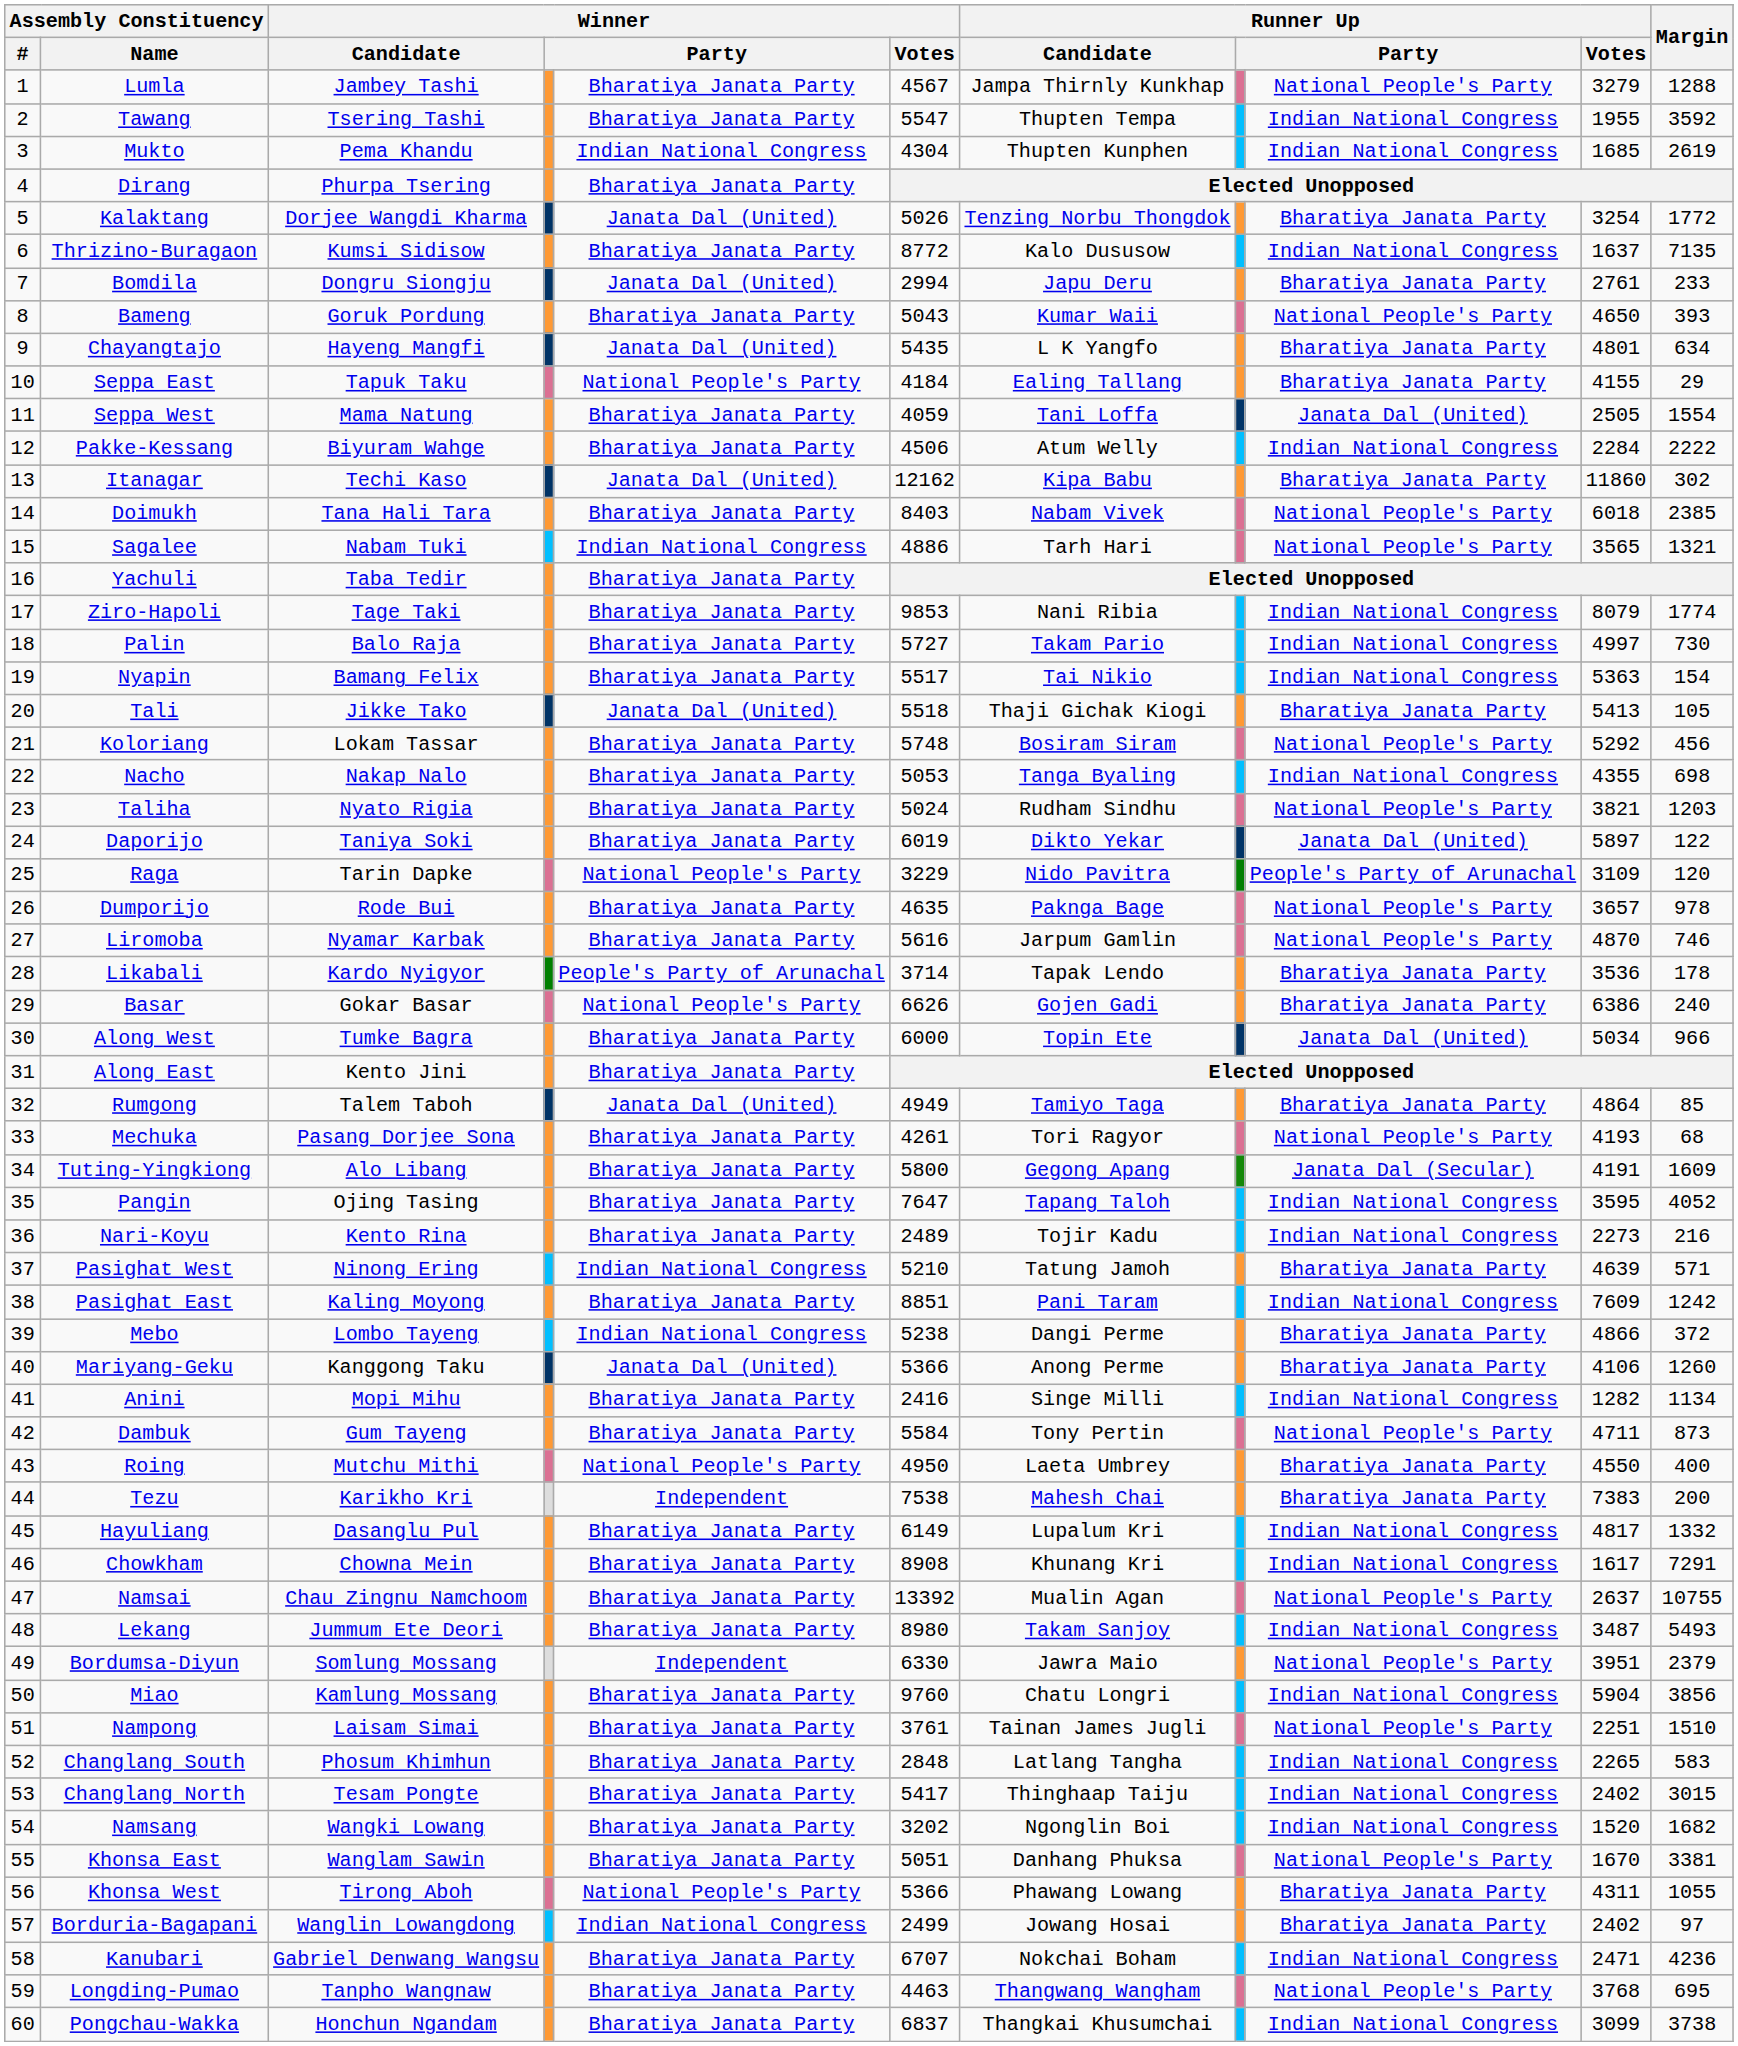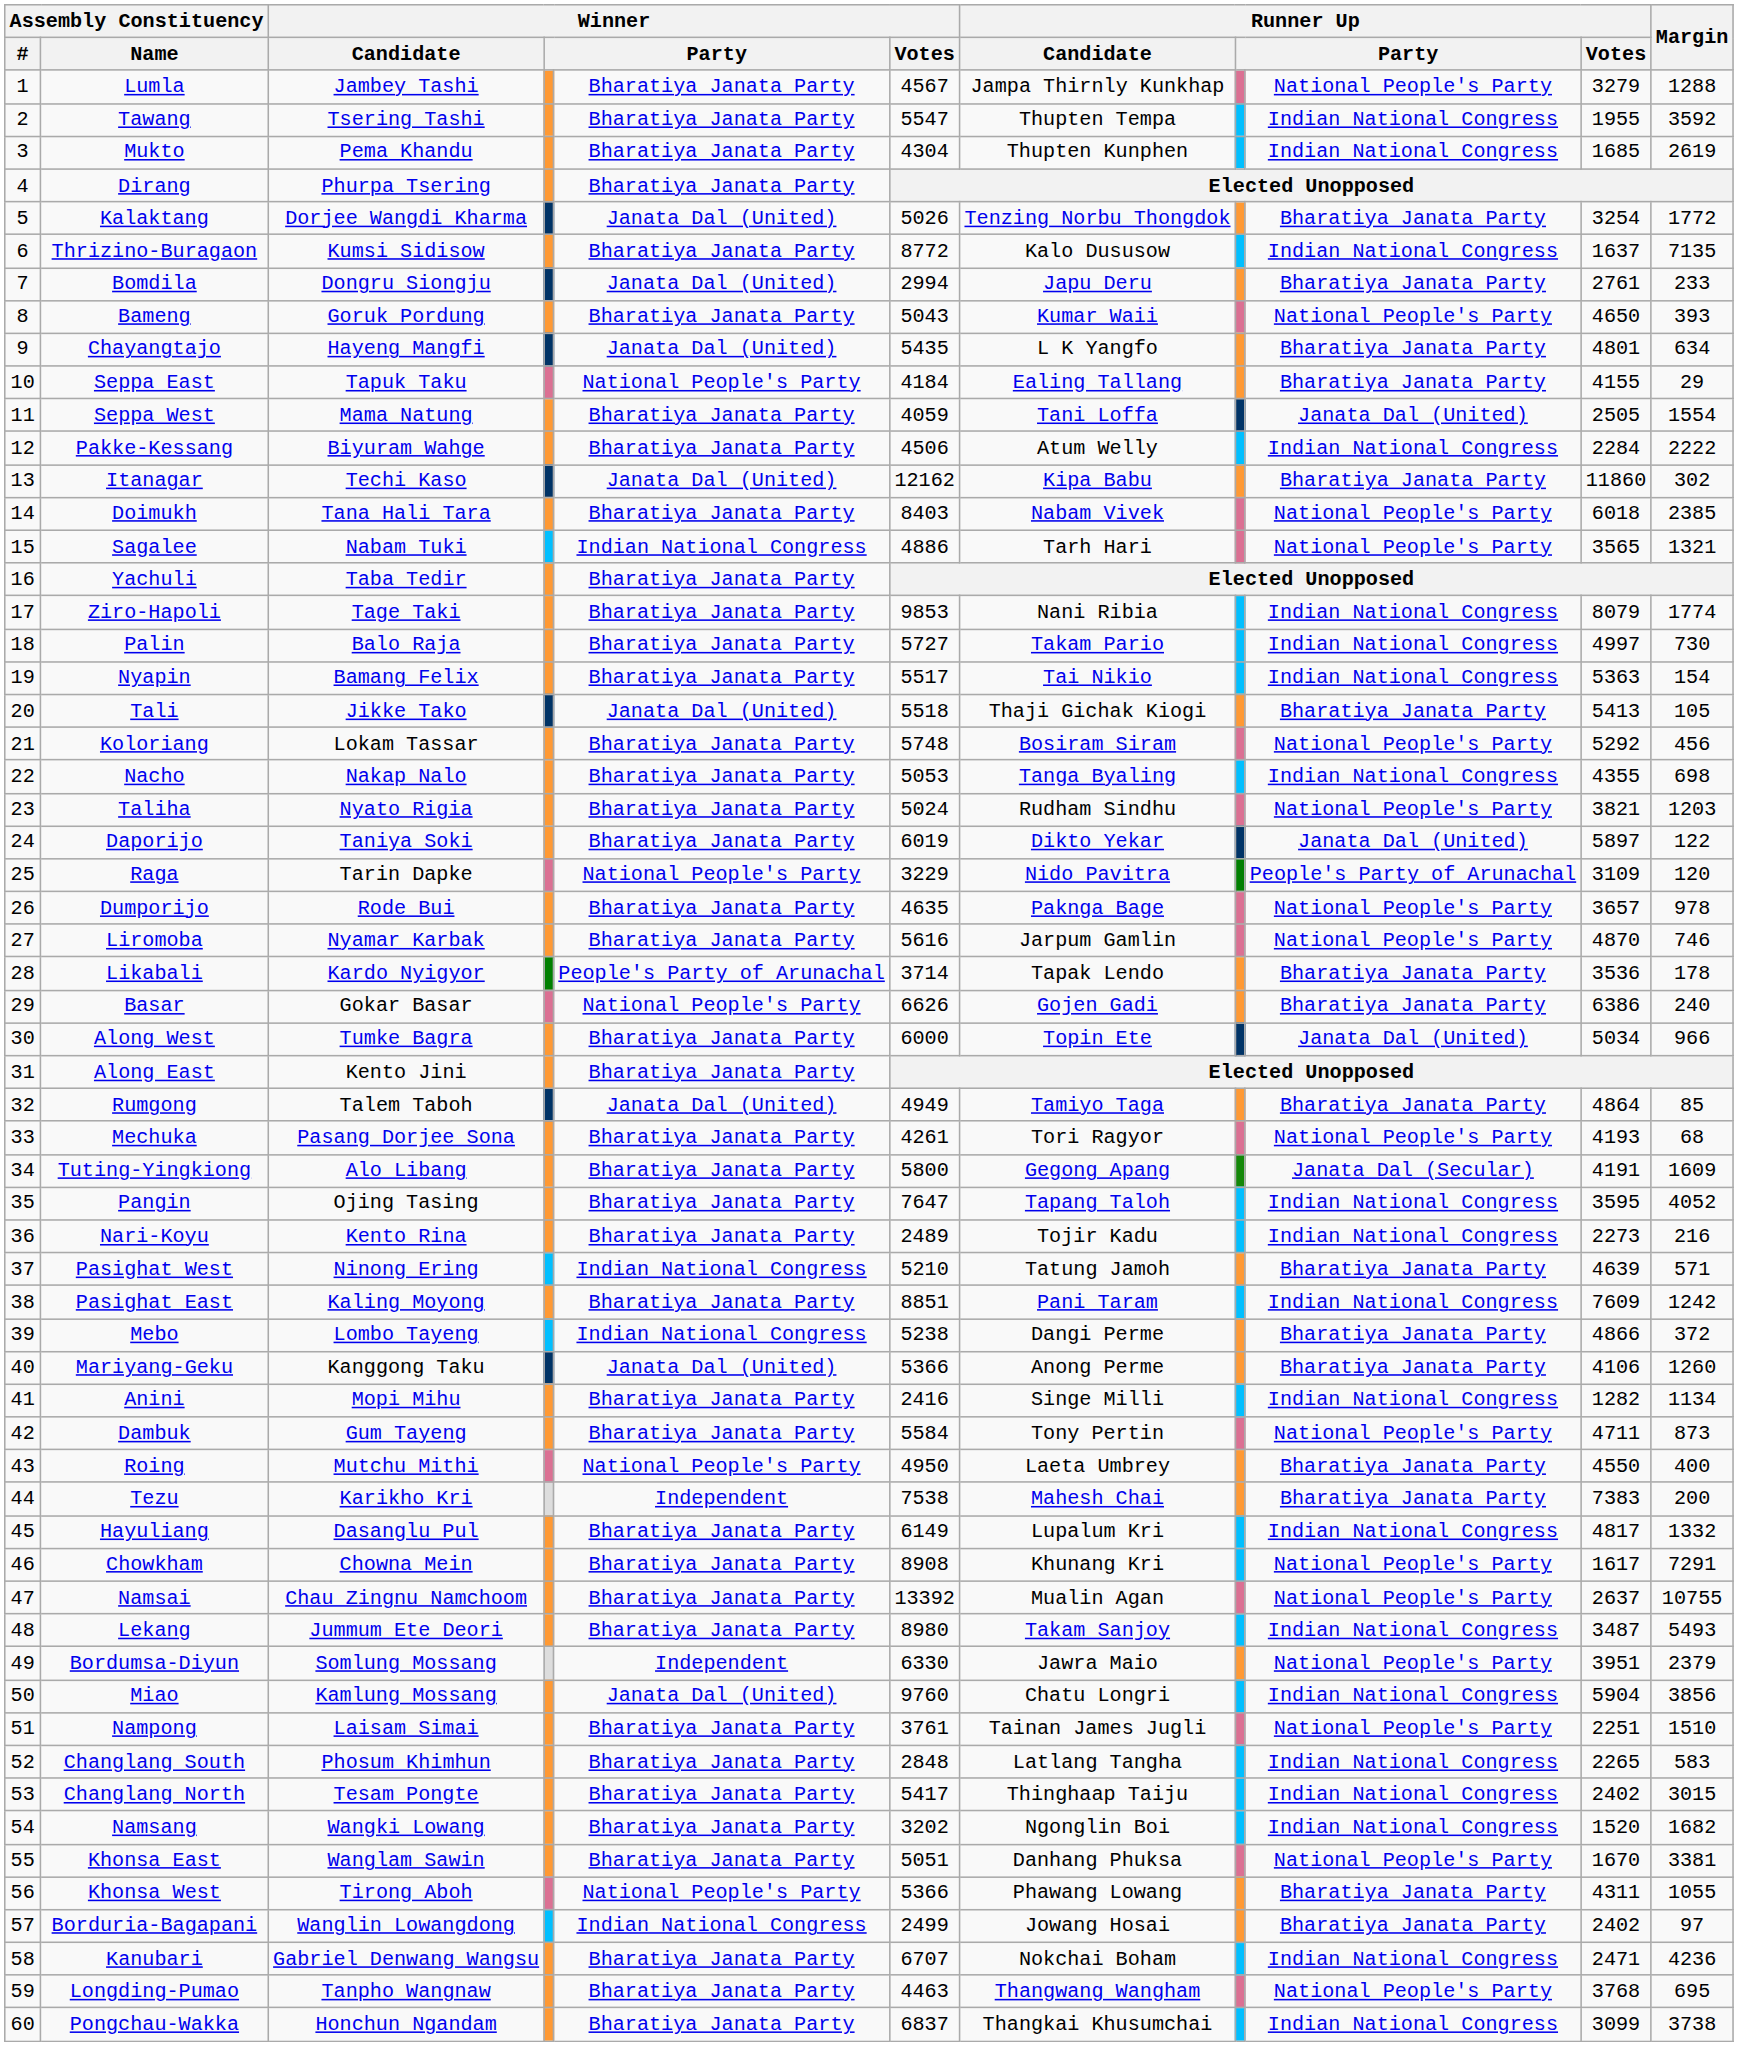(722, 153) Indian National Congress -> (722, 153) Bharatiya Janata Party
(1413, 1565) Indian National Congress -> (1413, 1565) National People's Party
(722, 1696) Bharatiya Janata Party -> (722, 1696) Janata Dal (United)
